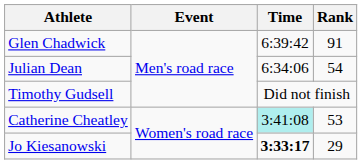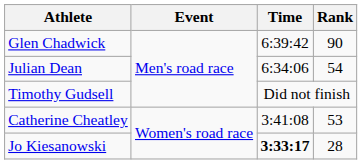(335, 43) 91 -> (335, 43) 90
(285, 120) paleturquoise background -> (285, 120) no background
(335, 145) 29 -> (335, 145) 28
